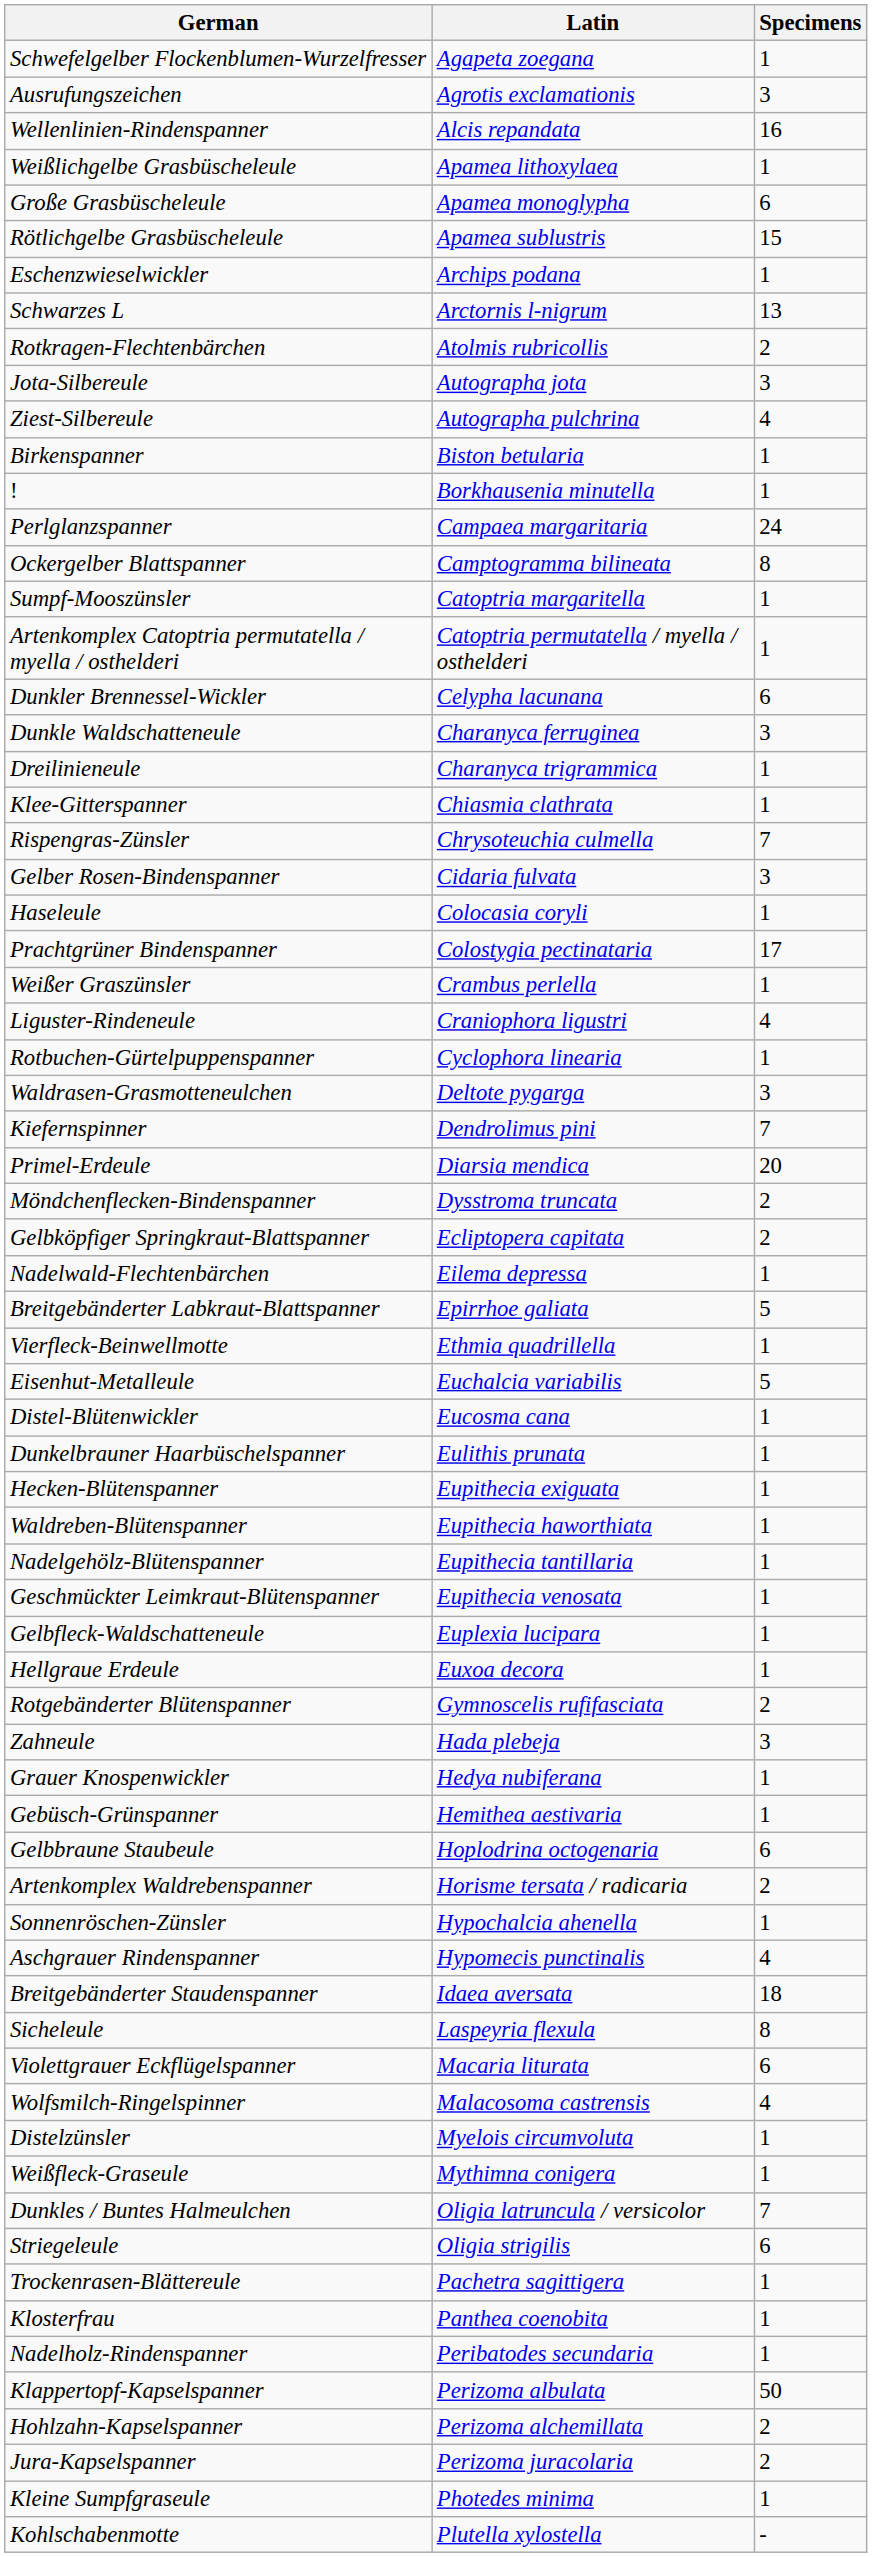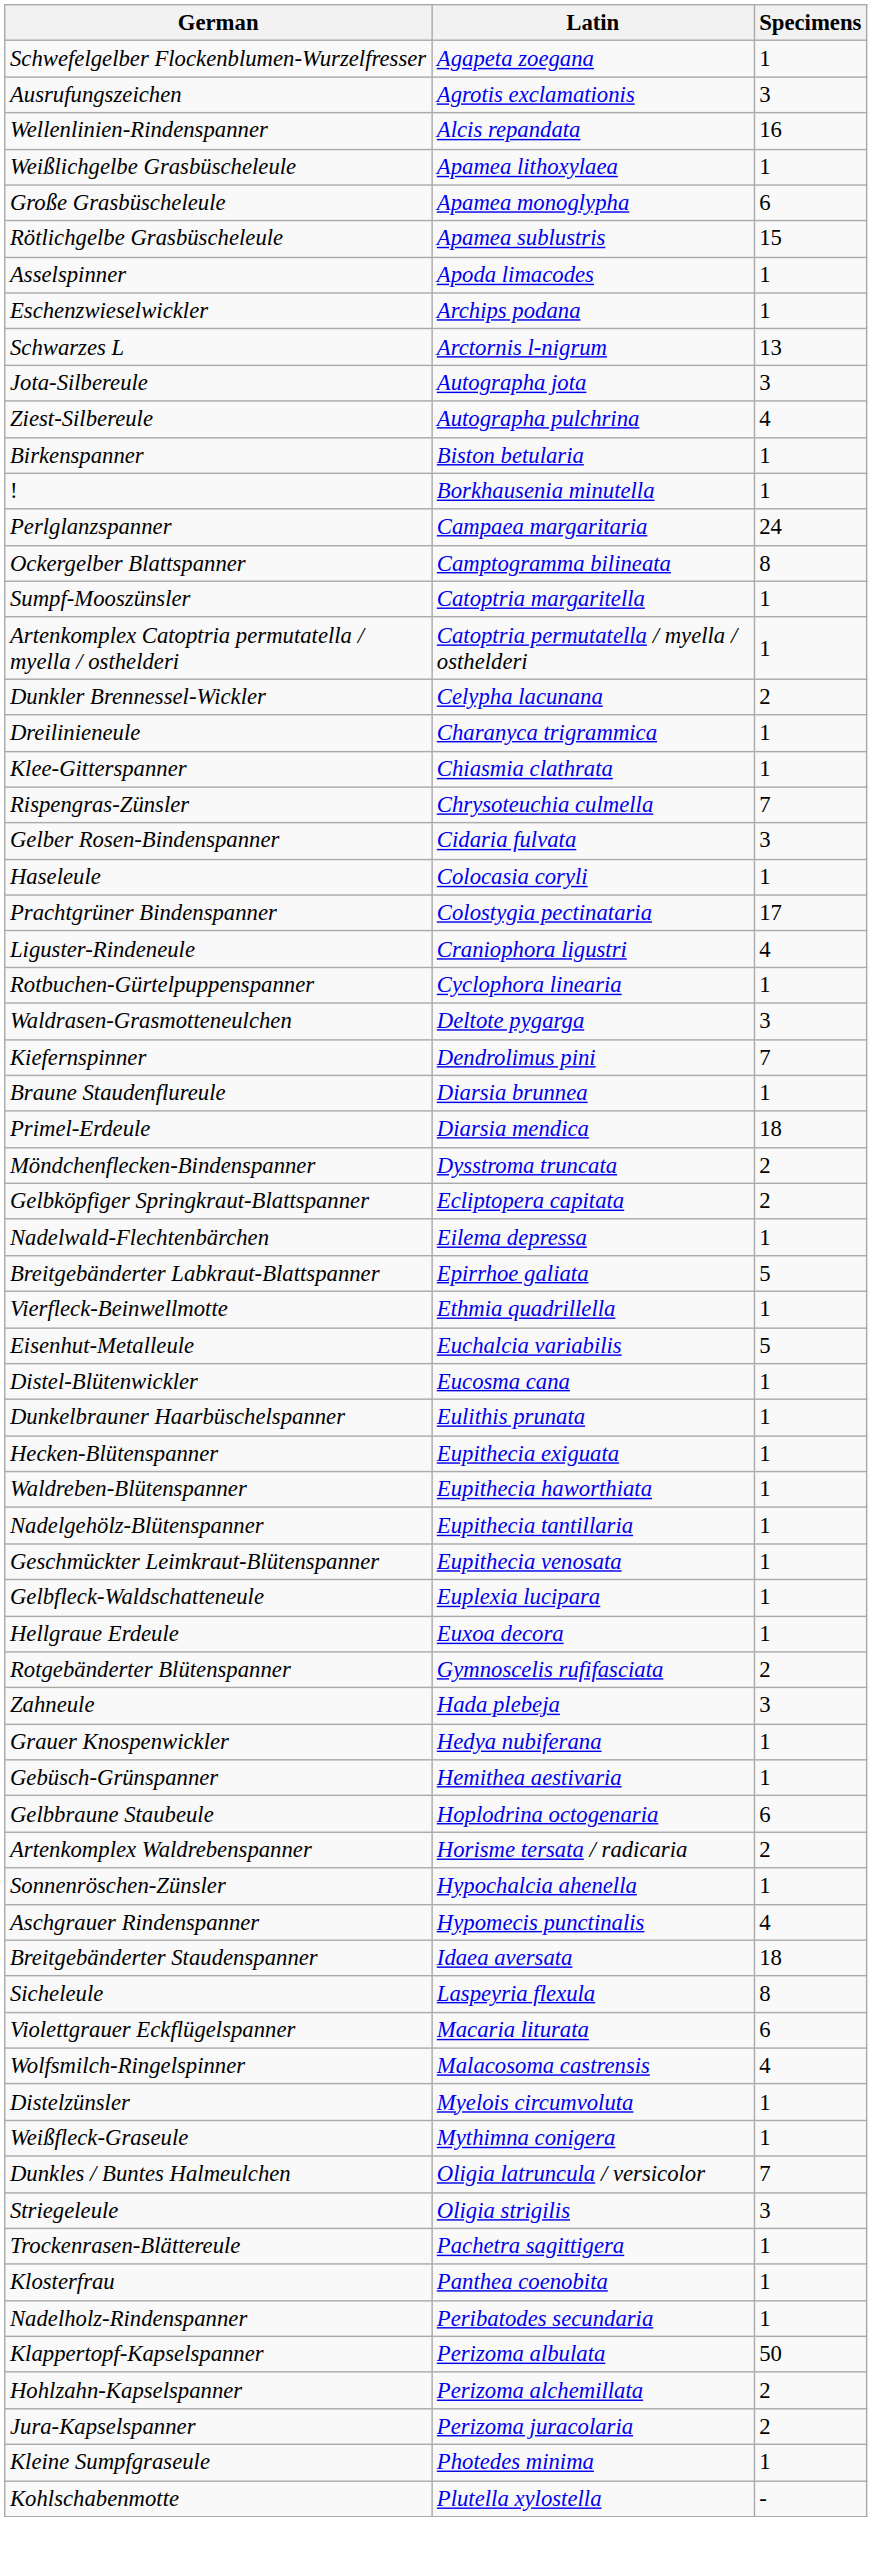+ row: (68, 274)
- row: (138, 346)
(765, 696) 6 -> (765, 696) 2
- row: (125, 732)
- row: (100, 984)
+ row: (118, 1093)
(771, 1165) 20 -> (771, 1129) 18
(765, 2246) 6 -> (765, 2210) 3
